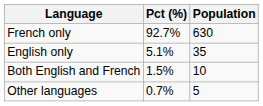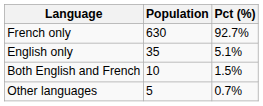columns swapped: (224, 14) <-> (167, 14)
